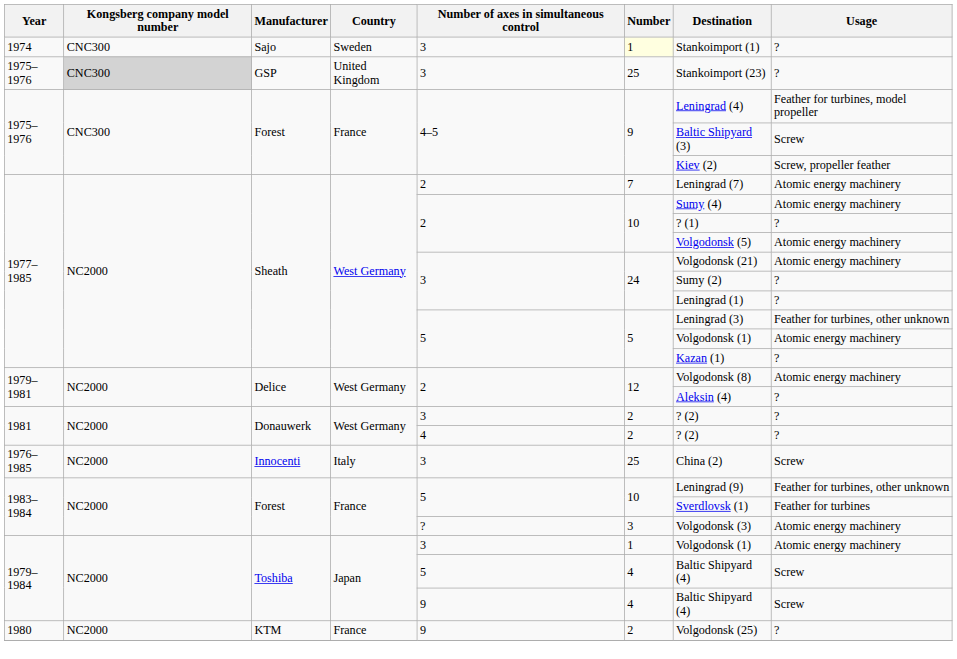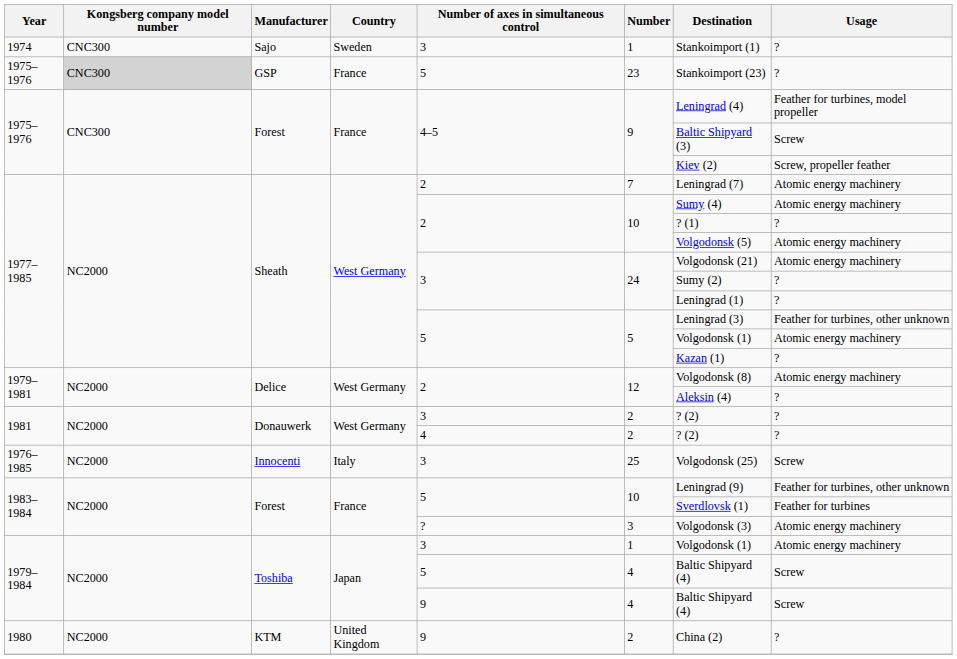(630, 47) lightyellow background -> (630, 47) no background
(356, 73) United Kingdom -> (350, 73) France
(423, 73) 3 -> (423, 73) 5
(633, 73) 25 -> (633, 73) 23
(699, 461) China (2) -> (717, 461) Volgodonsk (25)
(350, 630) France -> (356, 637) United Kingdom
(717, 630) Volgodonsk (25) -> (699, 637) China (2)
